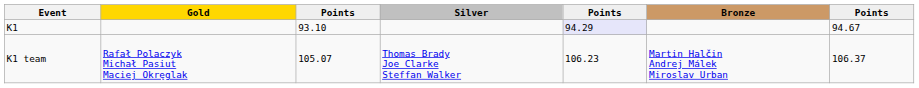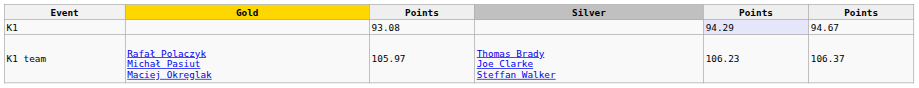- column: (738, 12)
(312, 27) 93.10 -> (386, 27) 93.08
(315, 59) 105.07 -> (389, 59) 105.97
